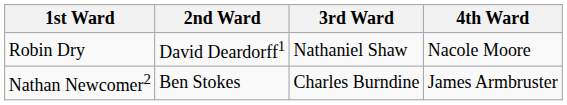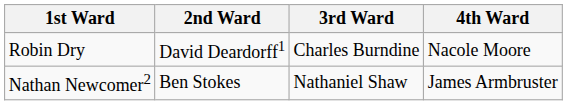(351, 49) Nathaniel Shaw -> (357, 49) Charles Burndine
(357, 82) Charles Burndine -> (351, 82) Nathaniel Shaw
